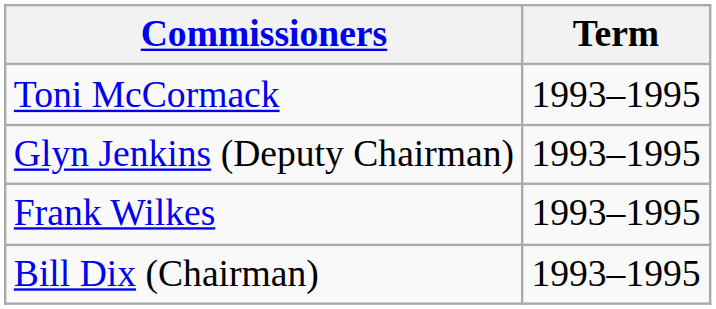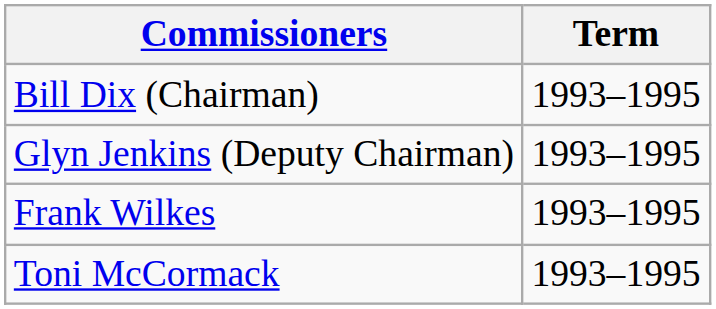rows swapped: (166, 272) <-> (147, 93)
